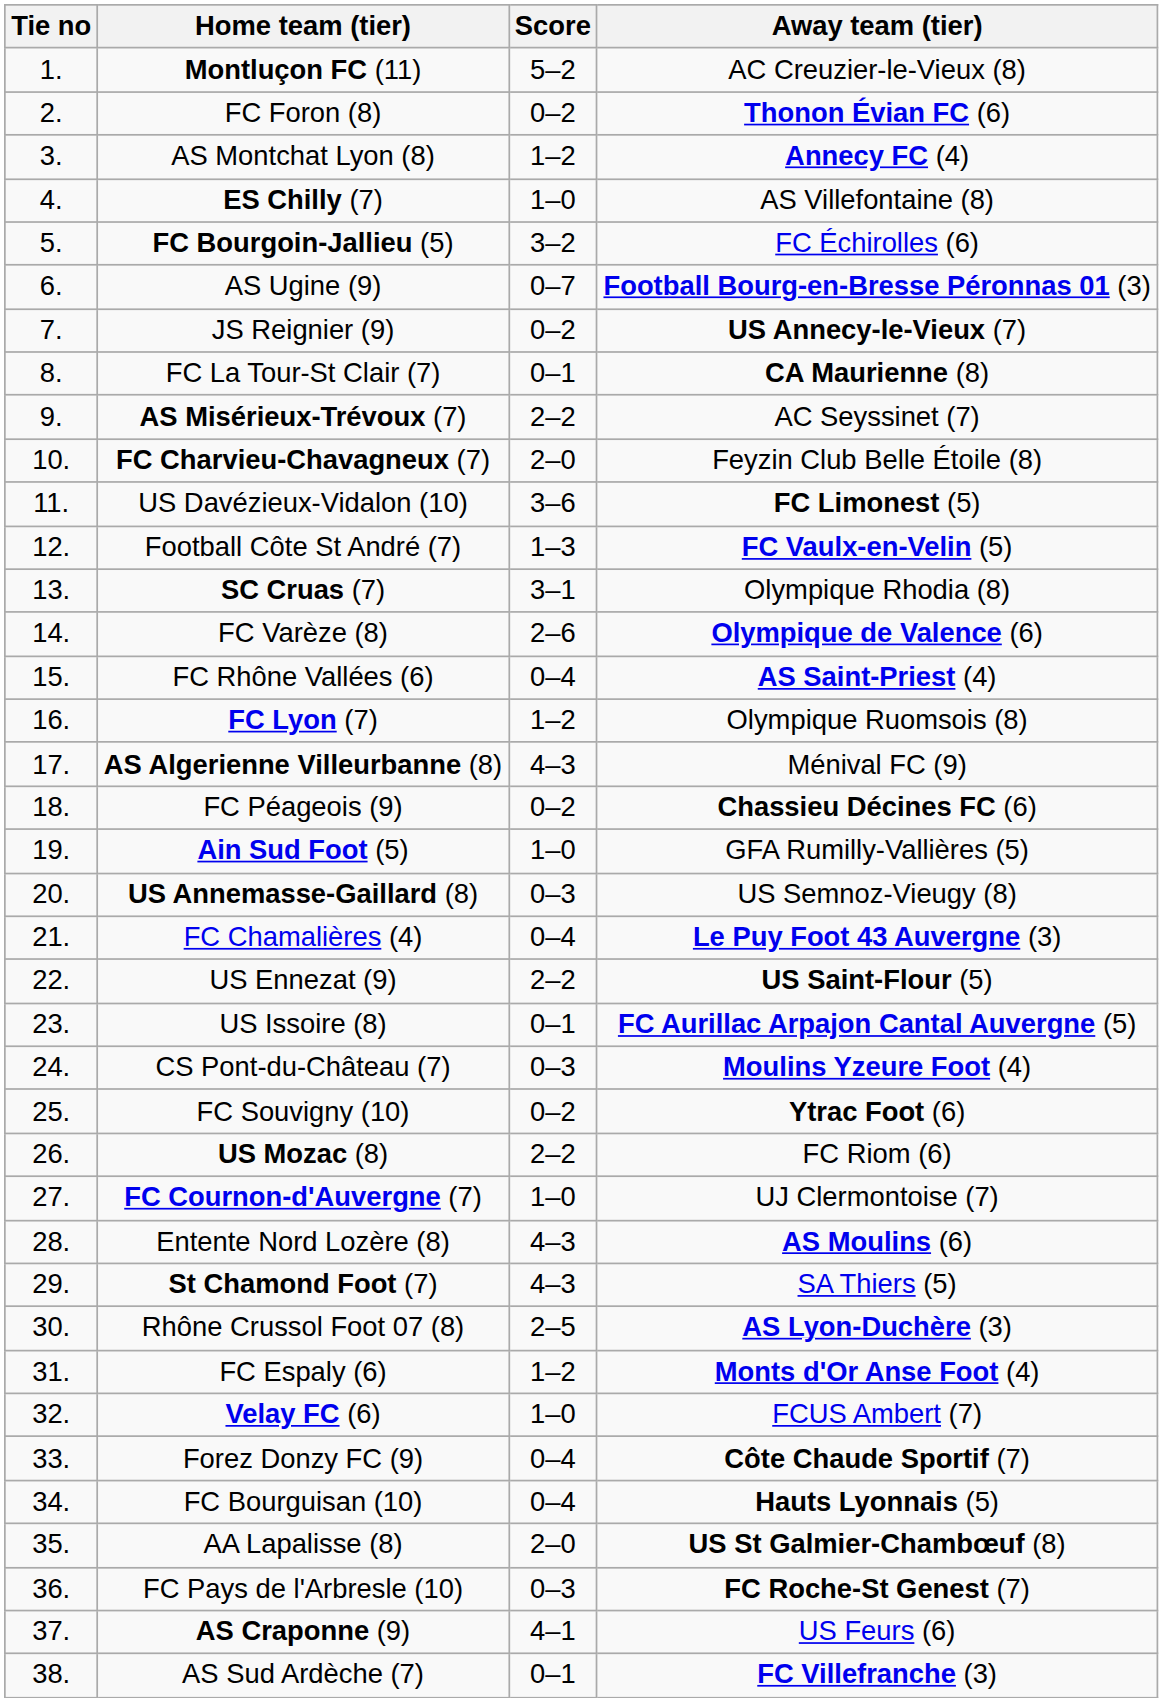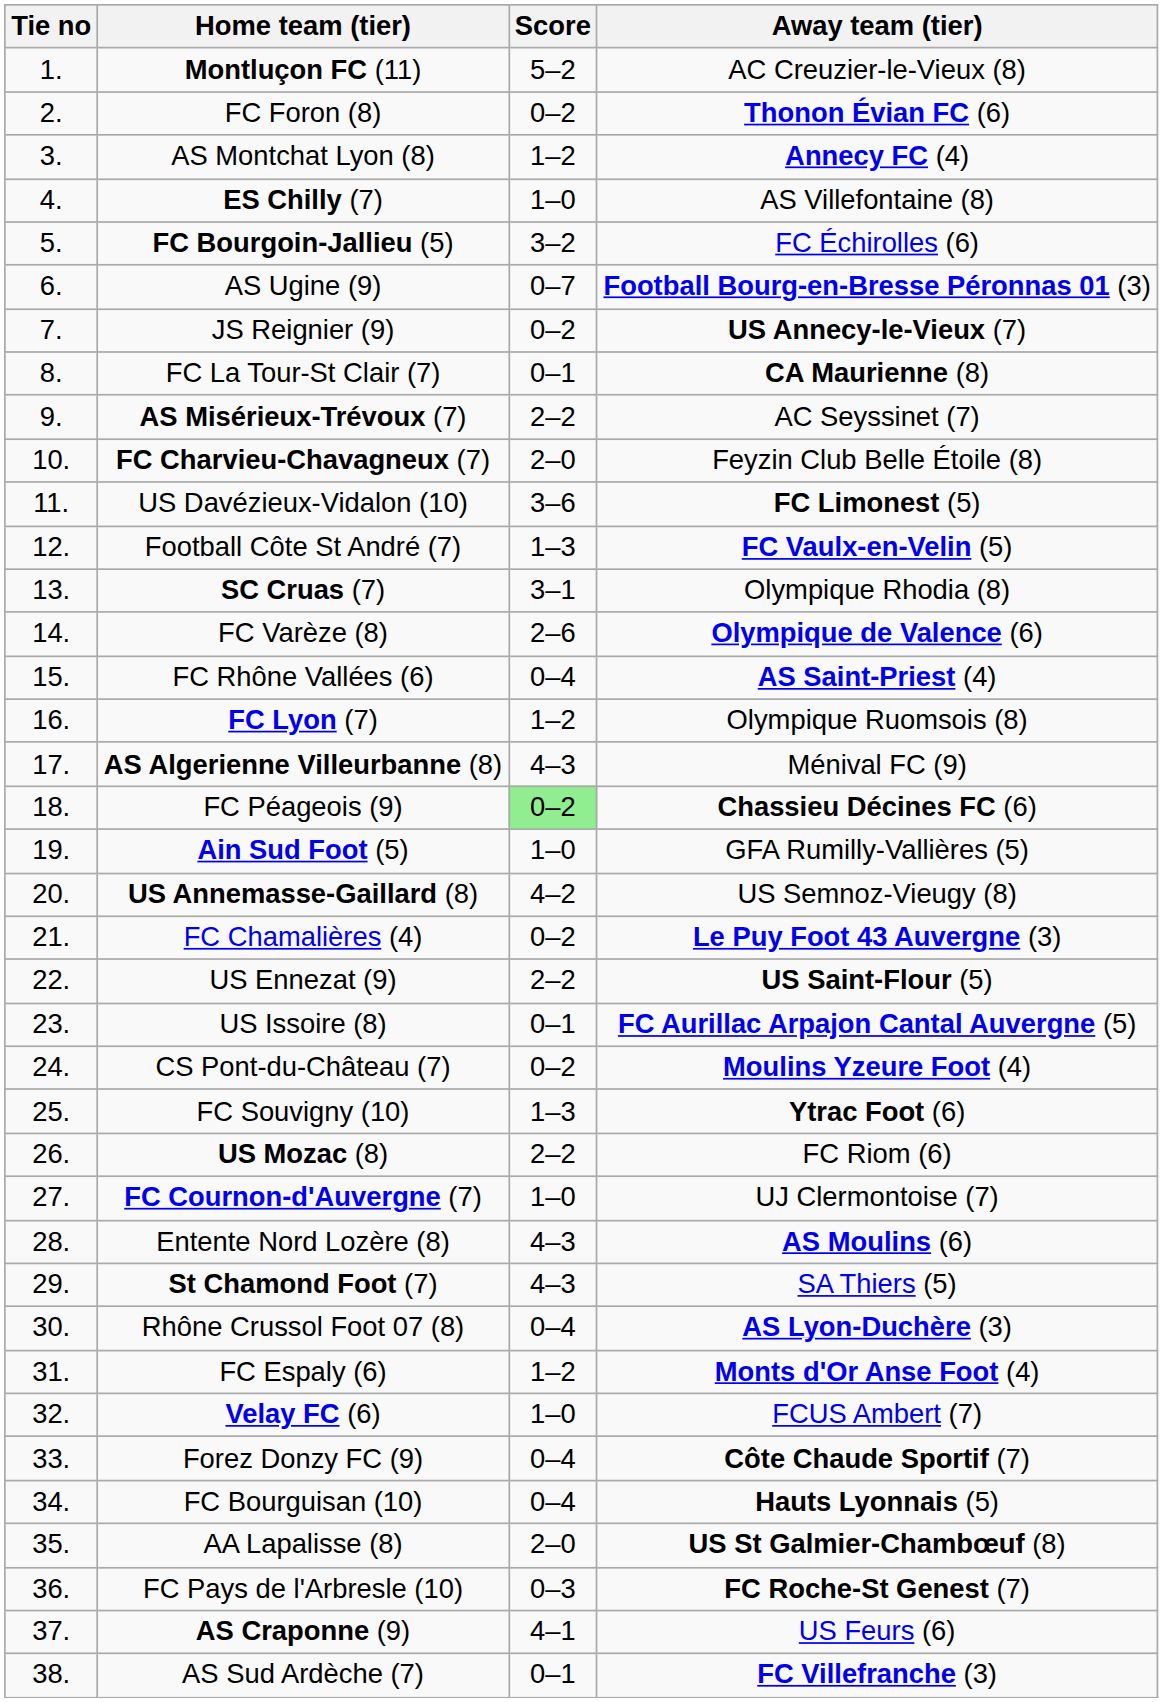(553, 807) no background -> (553, 807) lightgreen background
(553, 894) 0–3 -> (553, 894) 4–2
(553, 937) 0–4 -> (553, 937) 0–2
(553, 1067) 0–3 -> (553, 1067) 0–2
(553, 1110) 0–2 -> (553, 1110) 1–3
(553, 1327) 2–5 -> (553, 1327) 0–4
